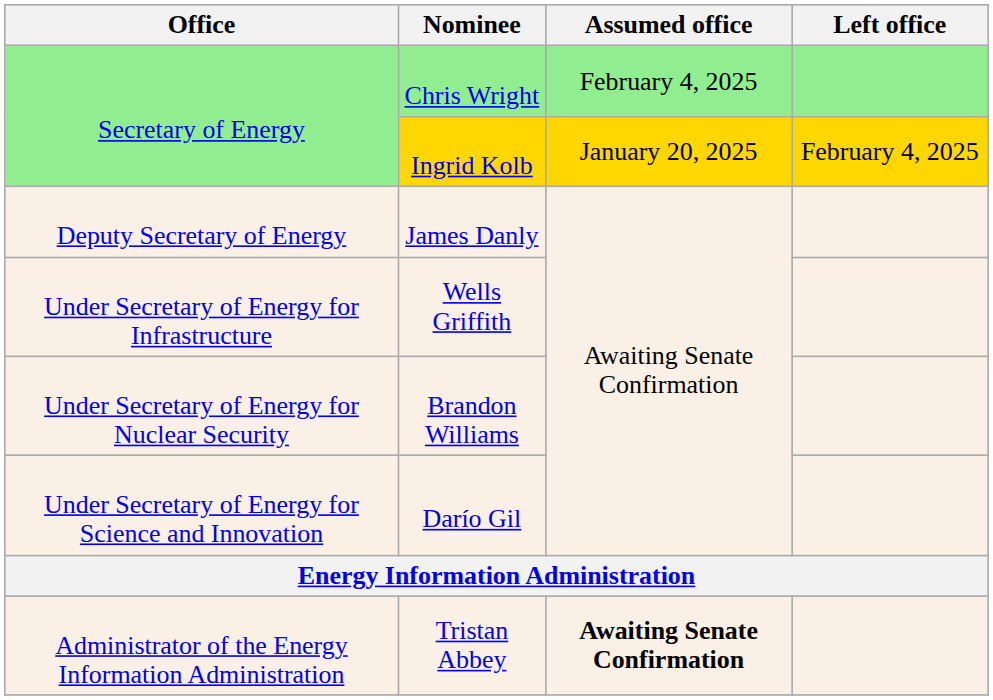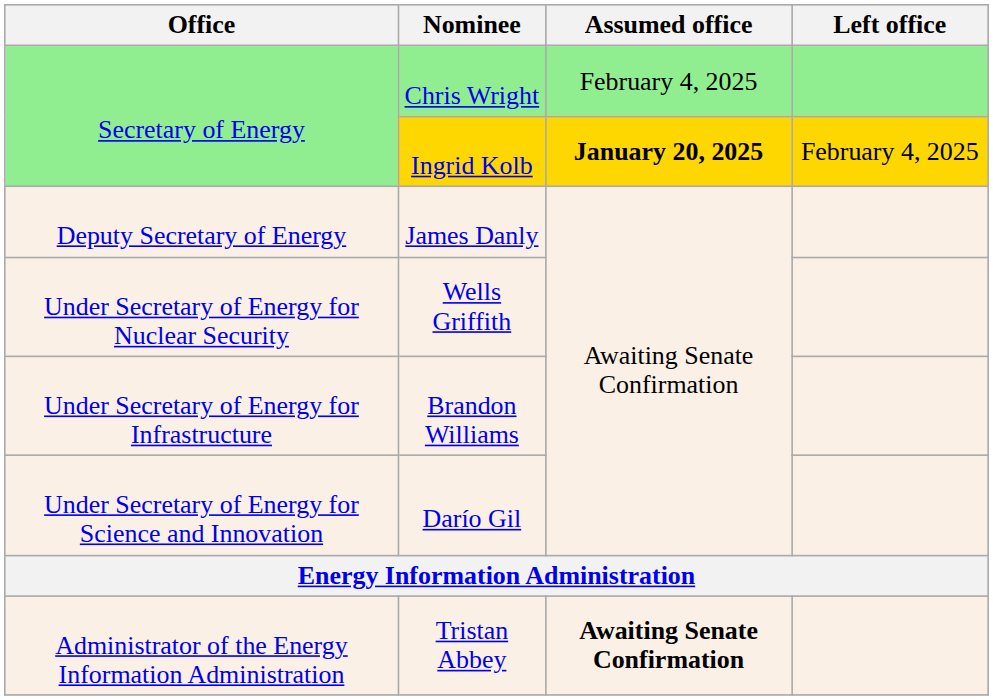(669, 151) normal -> (669, 151) bold
(201, 320) Under Secretary of Energy for Infrastructure -> (201, 320) Under Secretary of Energy for Nuclear Security
(201, 420) Under Secretary of Energy for Nuclear Security -> (201, 420) Under Secretary of Energy for Infrastructure
